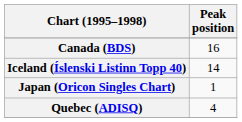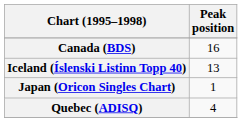(213, 68) 14 -> (213, 68) 13
